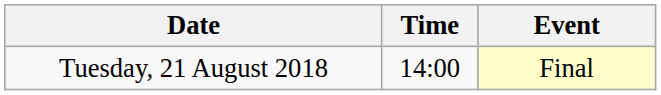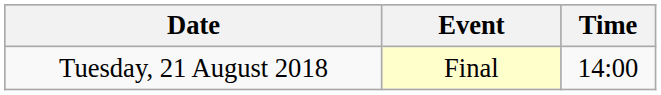columns swapped: (430, 25) <-> (567, 25)
